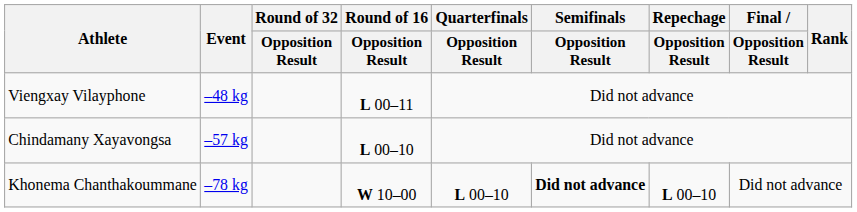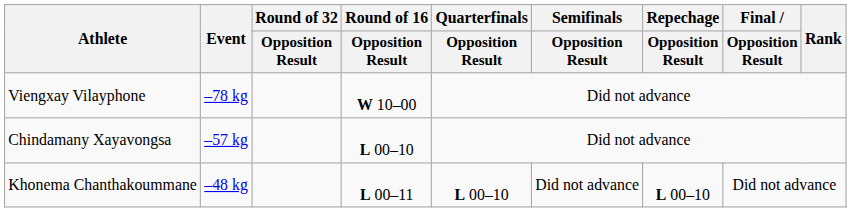(226, 95) –48 kg -> (226, 95) –78 kg
(387, 105) L 00–11 -> (387, 105) W 10–00
(226, 185) –78 kg -> (226, 185) –48 kg
(387, 194) W 10–00 -> (387, 194) L 00–11
(590, 185) bold -> (587, 185) normal
